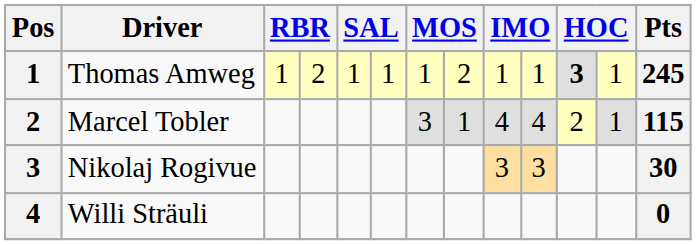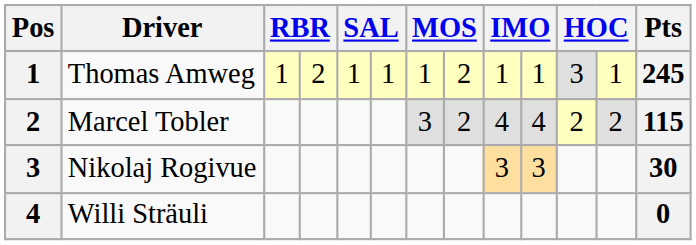(577, 74) bold -> (577, 74) normal
(464, 121) 1 -> (464, 121) 2
(616, 121) 1 -> (616, 121) 2
